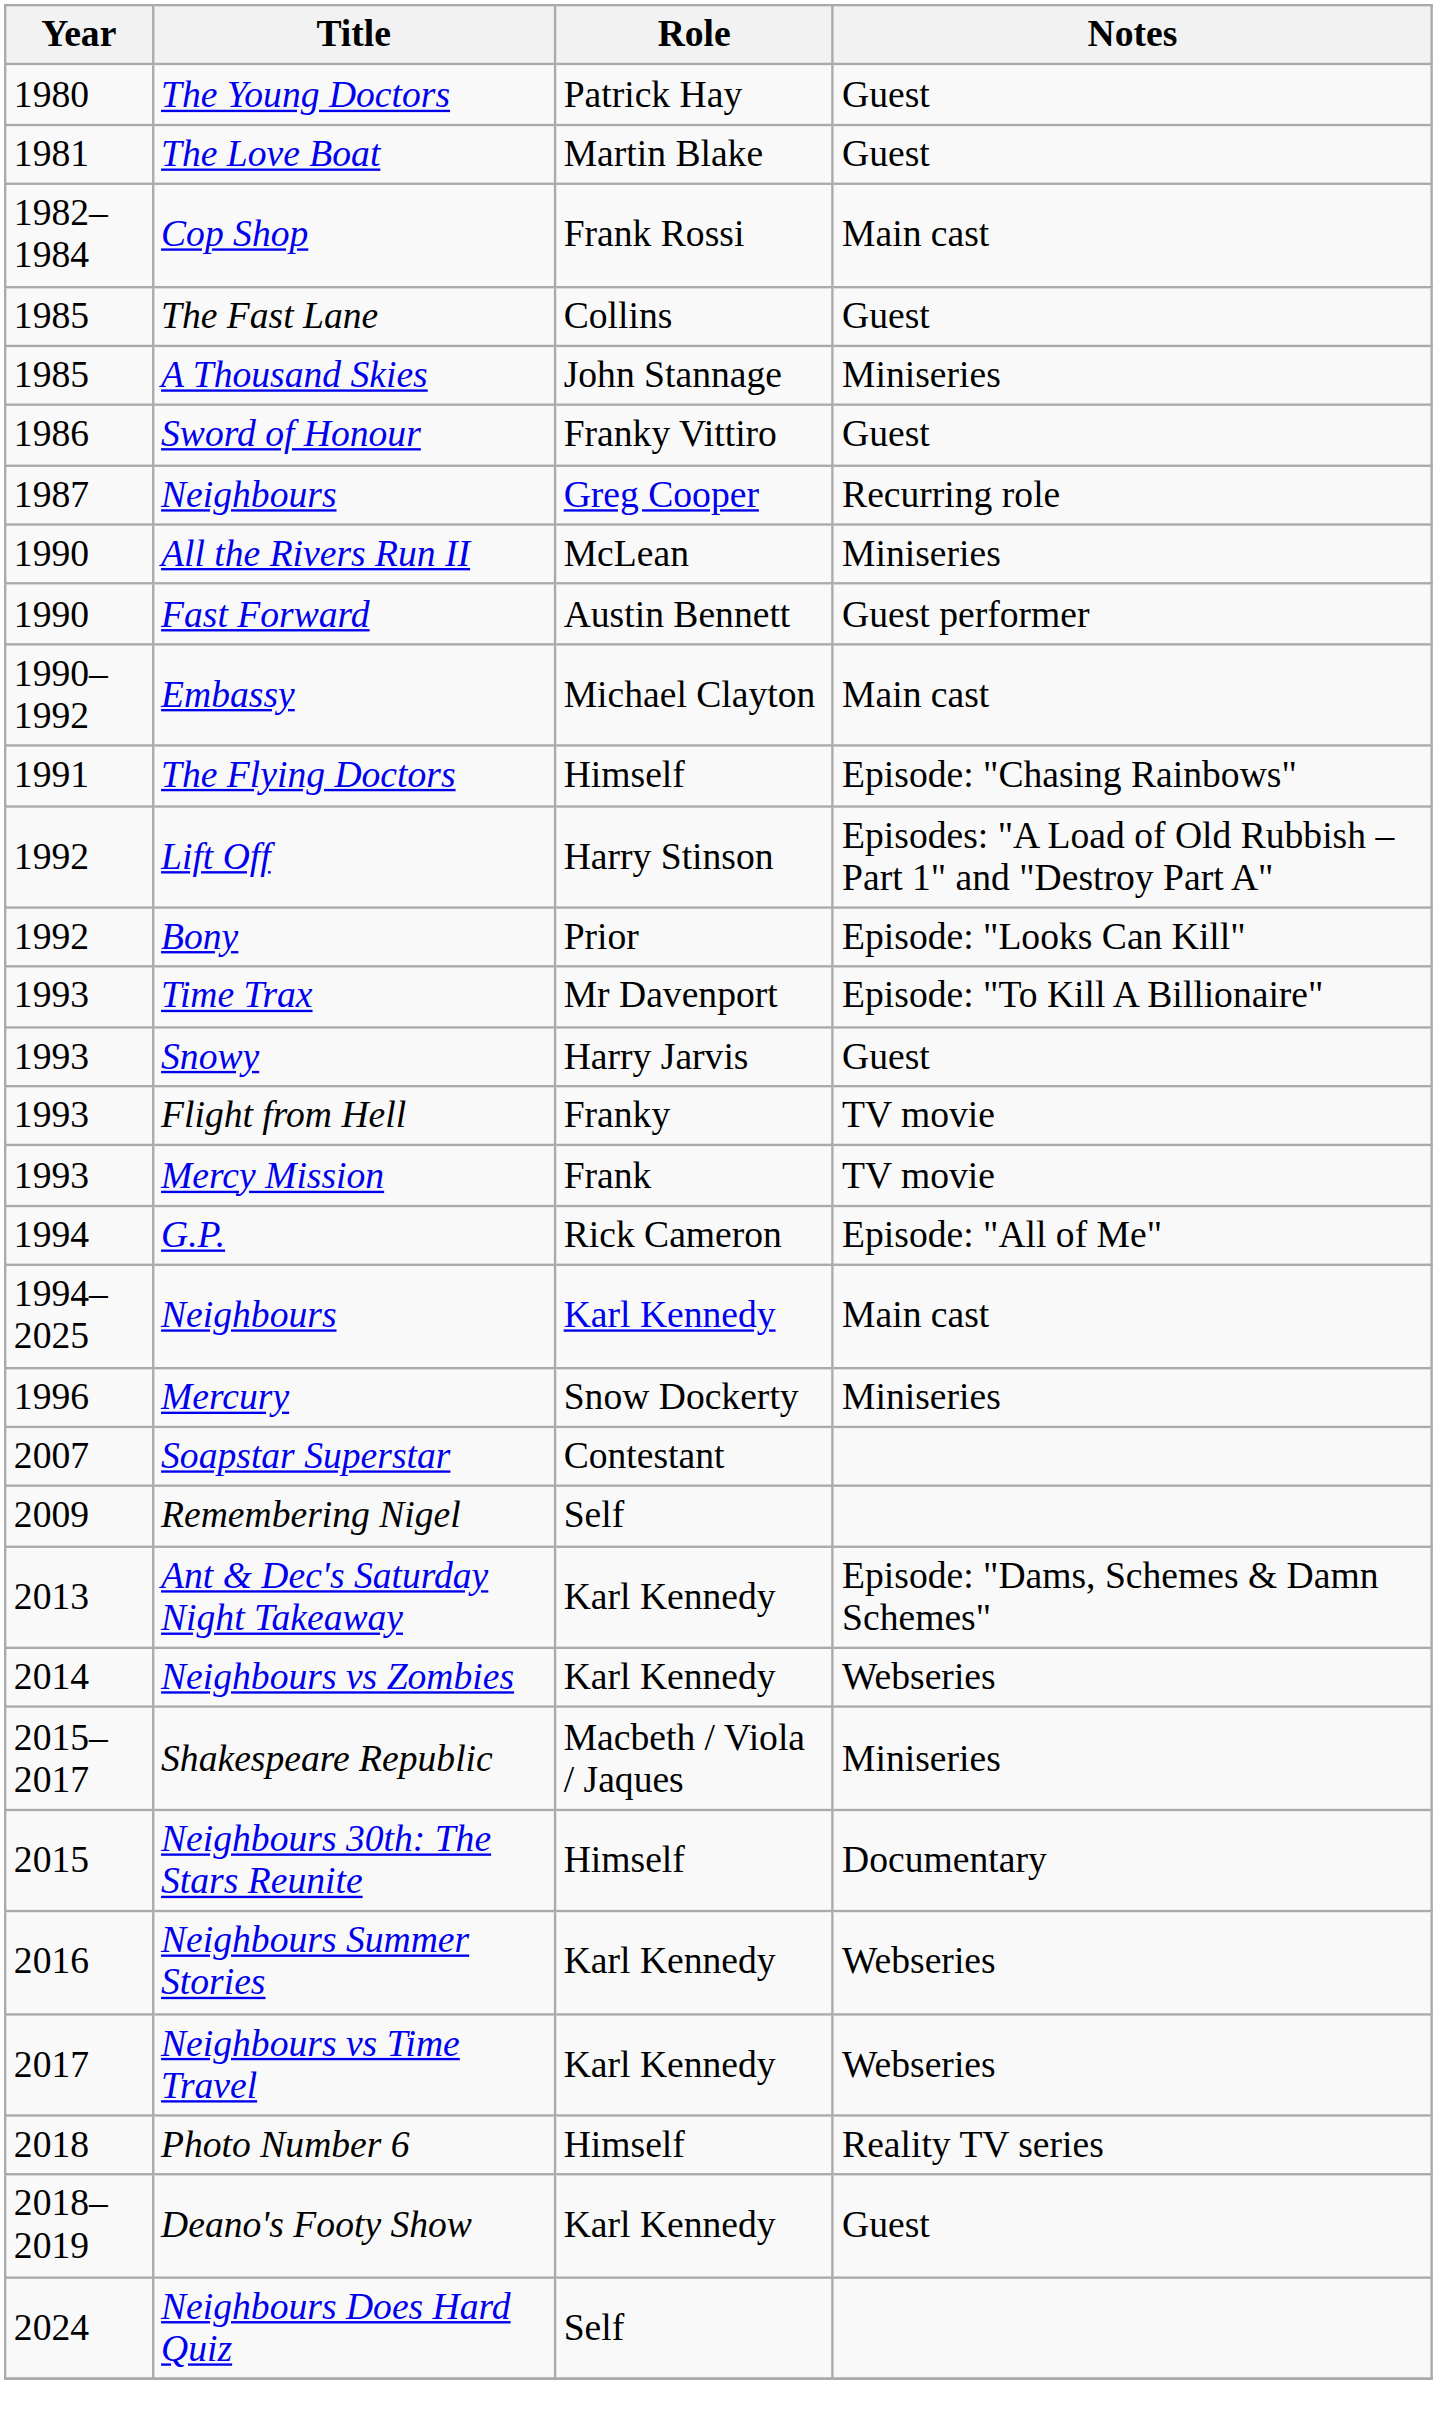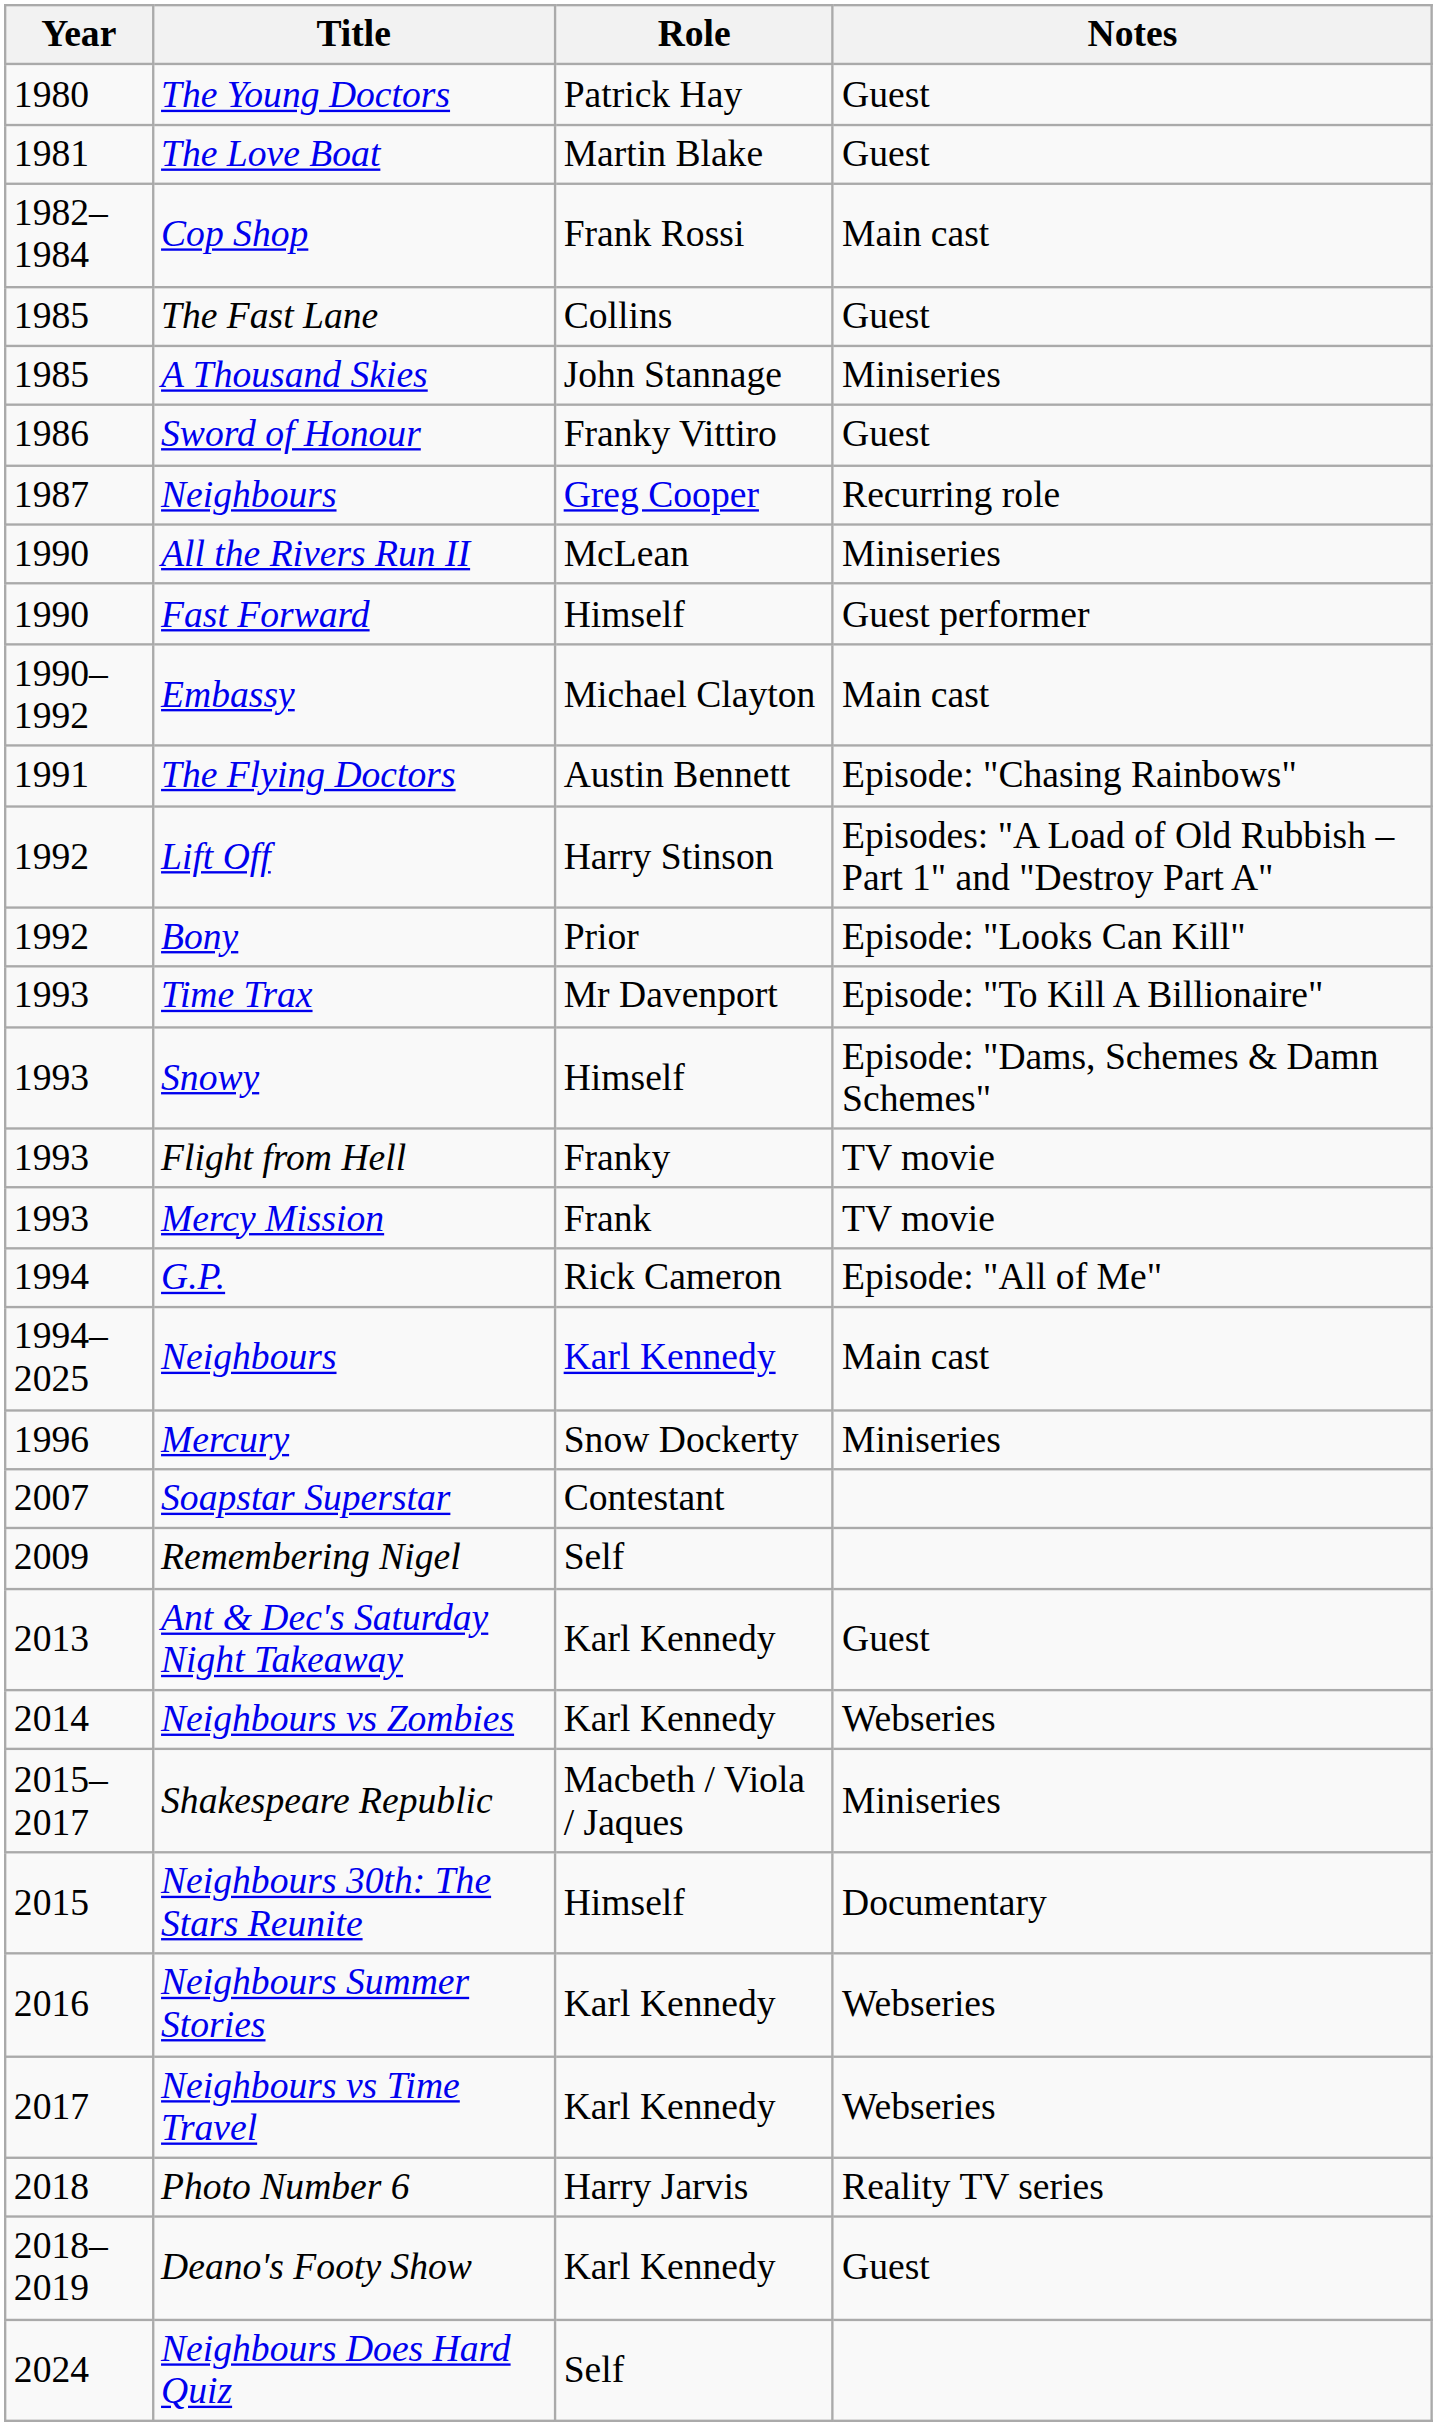(677, 613) Austin Bennett -> (624, 613) Himself
(624, 774) Himself -> (677, 774) Austin Bennett
(656, 1055) Harry Jarvis -> (624, 1076) Himself
(886, 1055) Guest -> (1110, 1076) Episode: "Dams, Schemes & Damn Schemes"
(1110, 1596) Episode: "Dams, Schemes & Damn Schemes" -> (886, 1638) Guest
(624, 2144) Himself -> (656, 2186) Harry Jarvis
